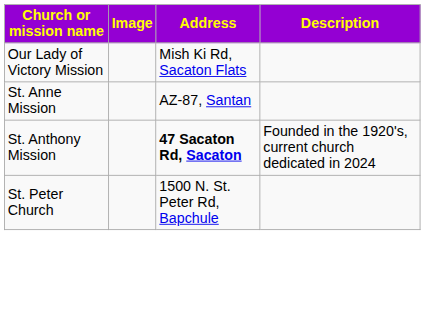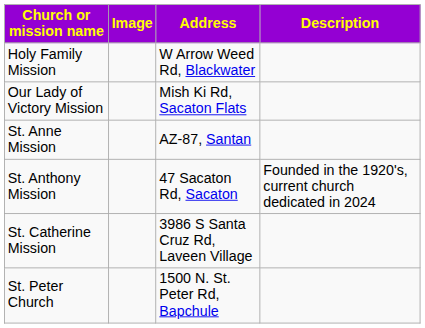+ row: (45, 62)
(201, 147) bold -> (199, 186) normal
+ row: (49, 240)
